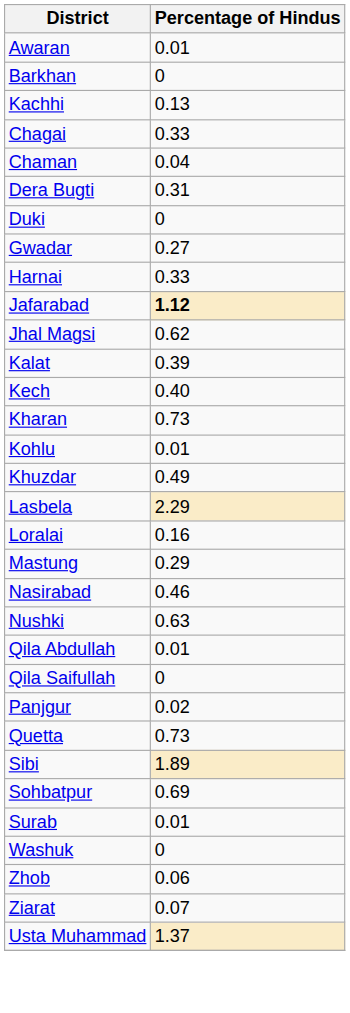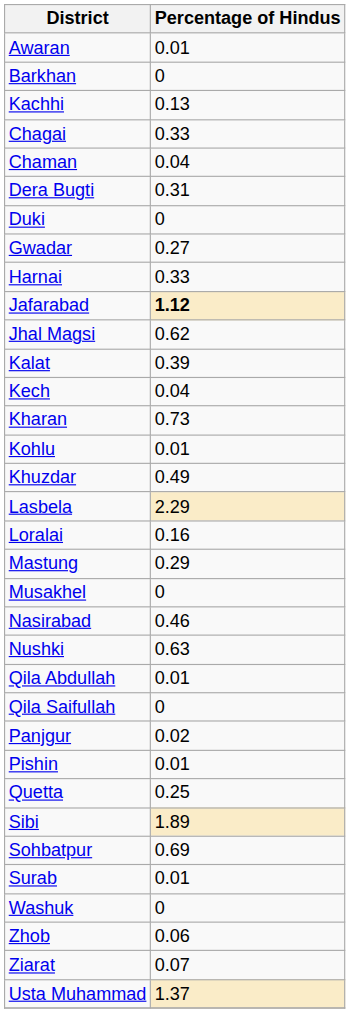(172, 391) 0.40 -> (172, 391) 0.04
+ row: (47, 592)
+ row: (33, 764)
(172, 735) 0.73 -> (172, 793) 0.25
